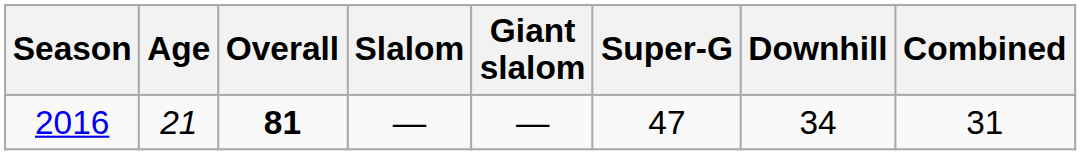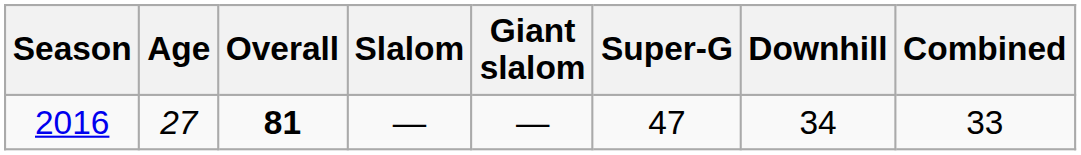(179, 121) 21 -> (179, 121) 27
(985, 121) 31 -> (985, 121) 33
